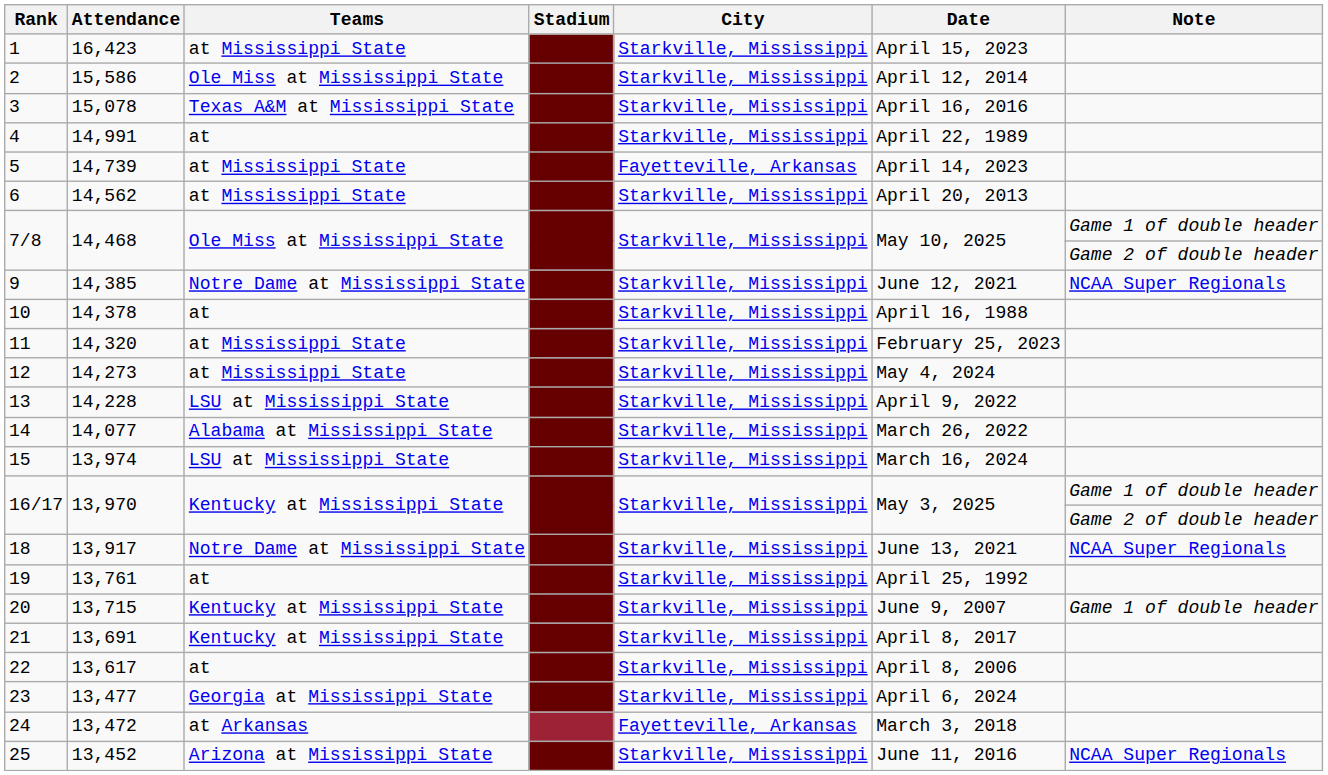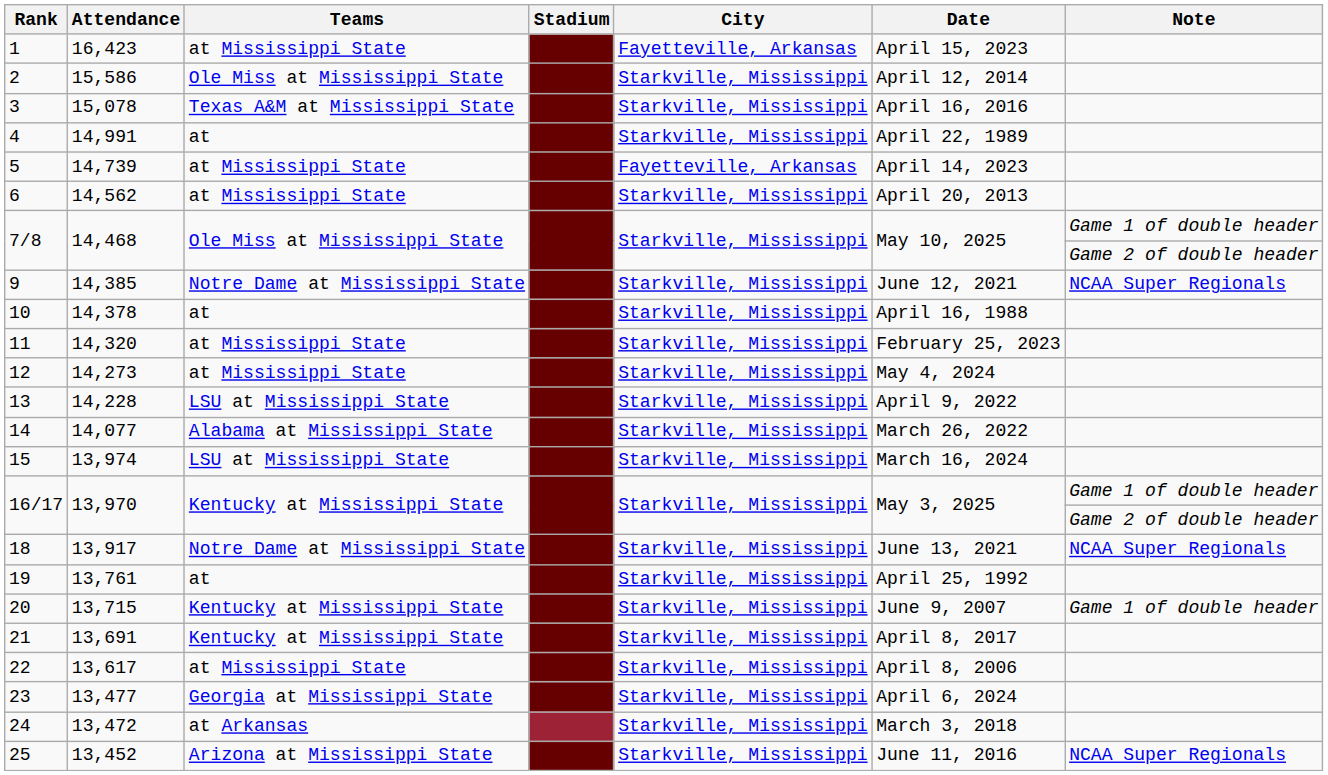(743, 49) Starkville, Mississippi -> (737, 49) Fayetteville, Arkansas
(200, 667) at -> (297, 667) at Mississippi State
(737, 726) Fayetteville, Arkansas -> (743, 726) Starkville, Mississippi
